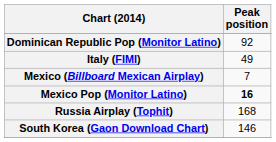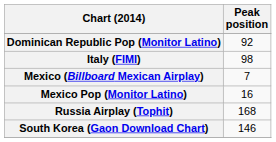(247, 59) 49 -> (247, 59) 98
(247, 94) bold -> (247, 94) normal
